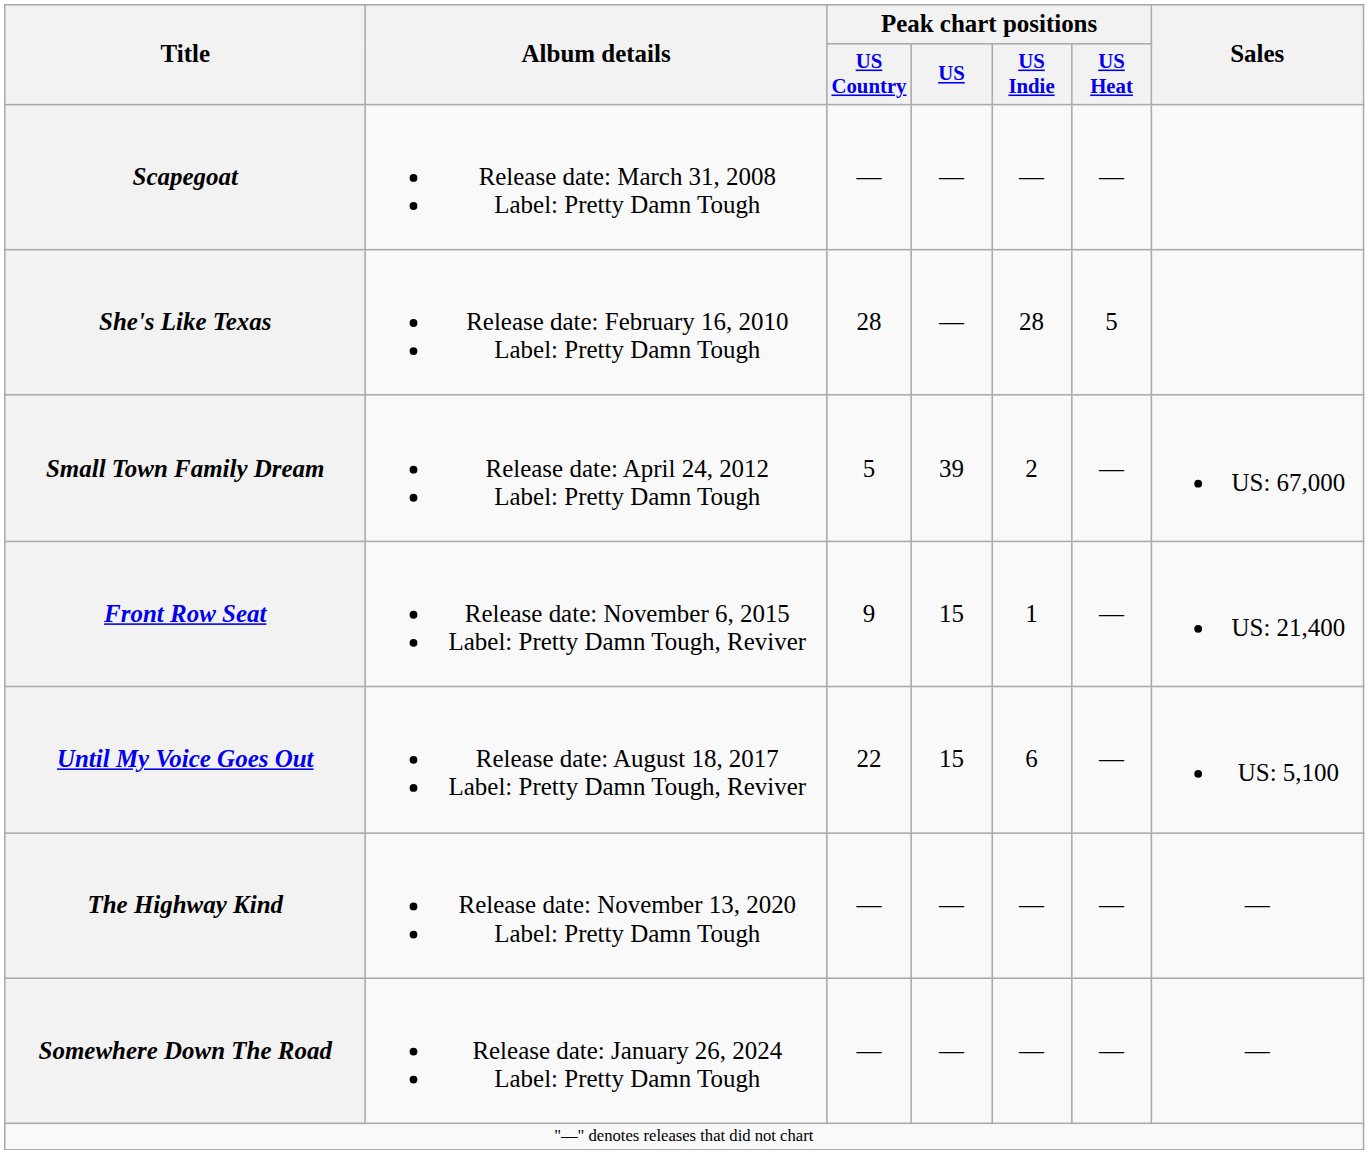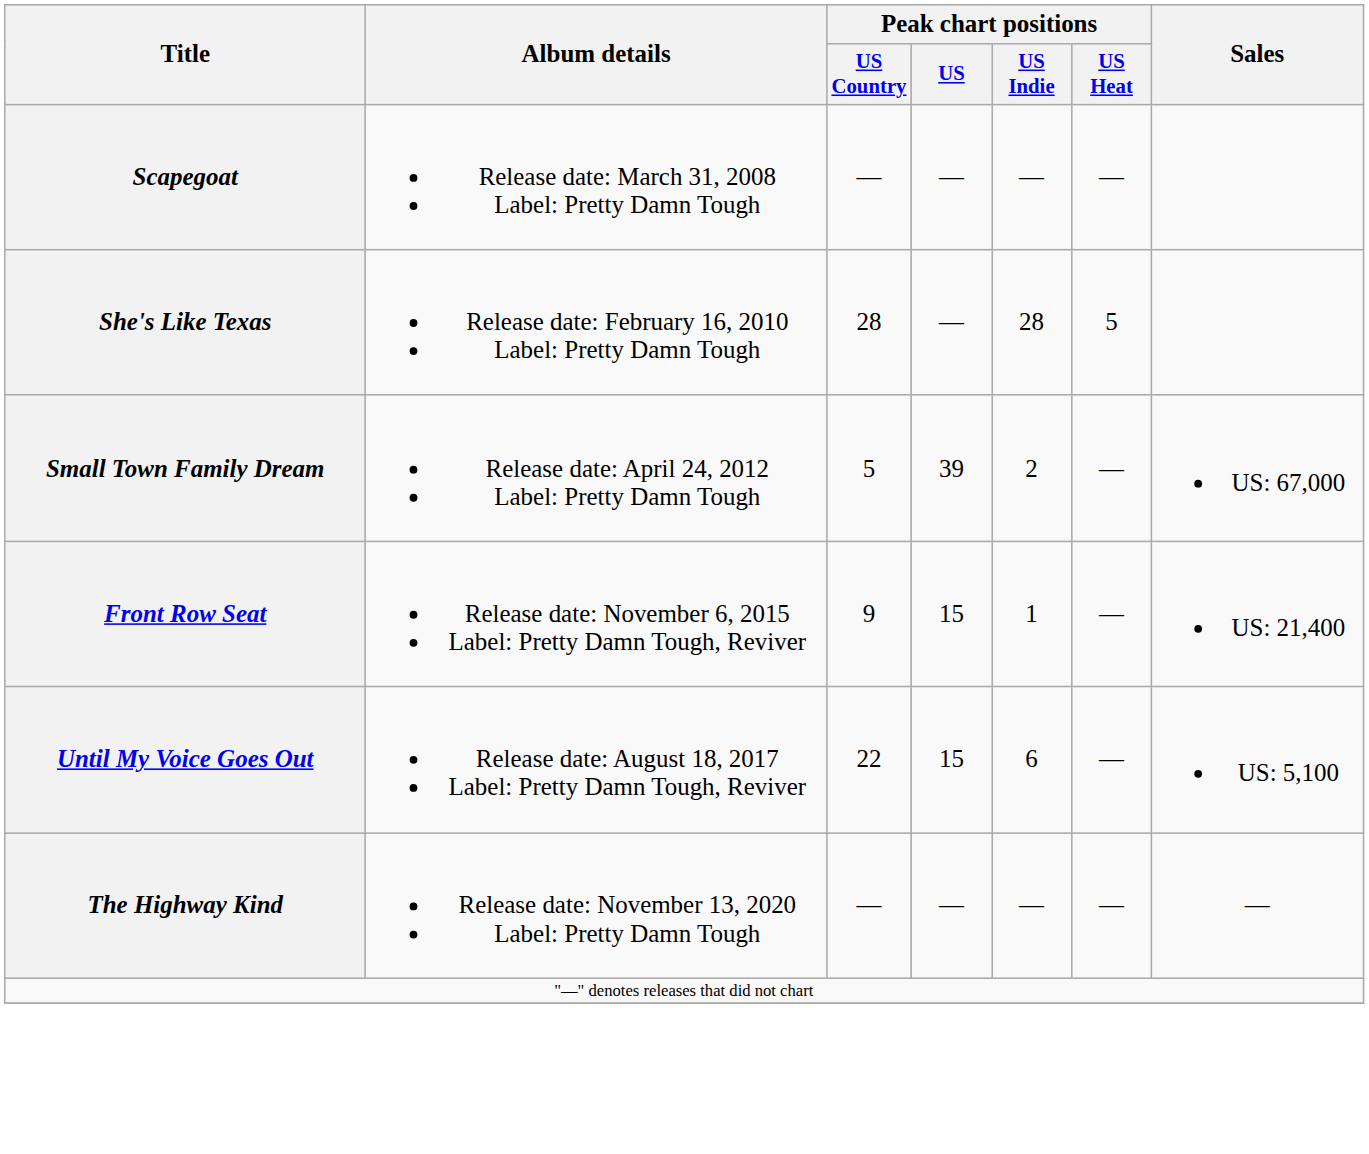- row: (185, 1050)
